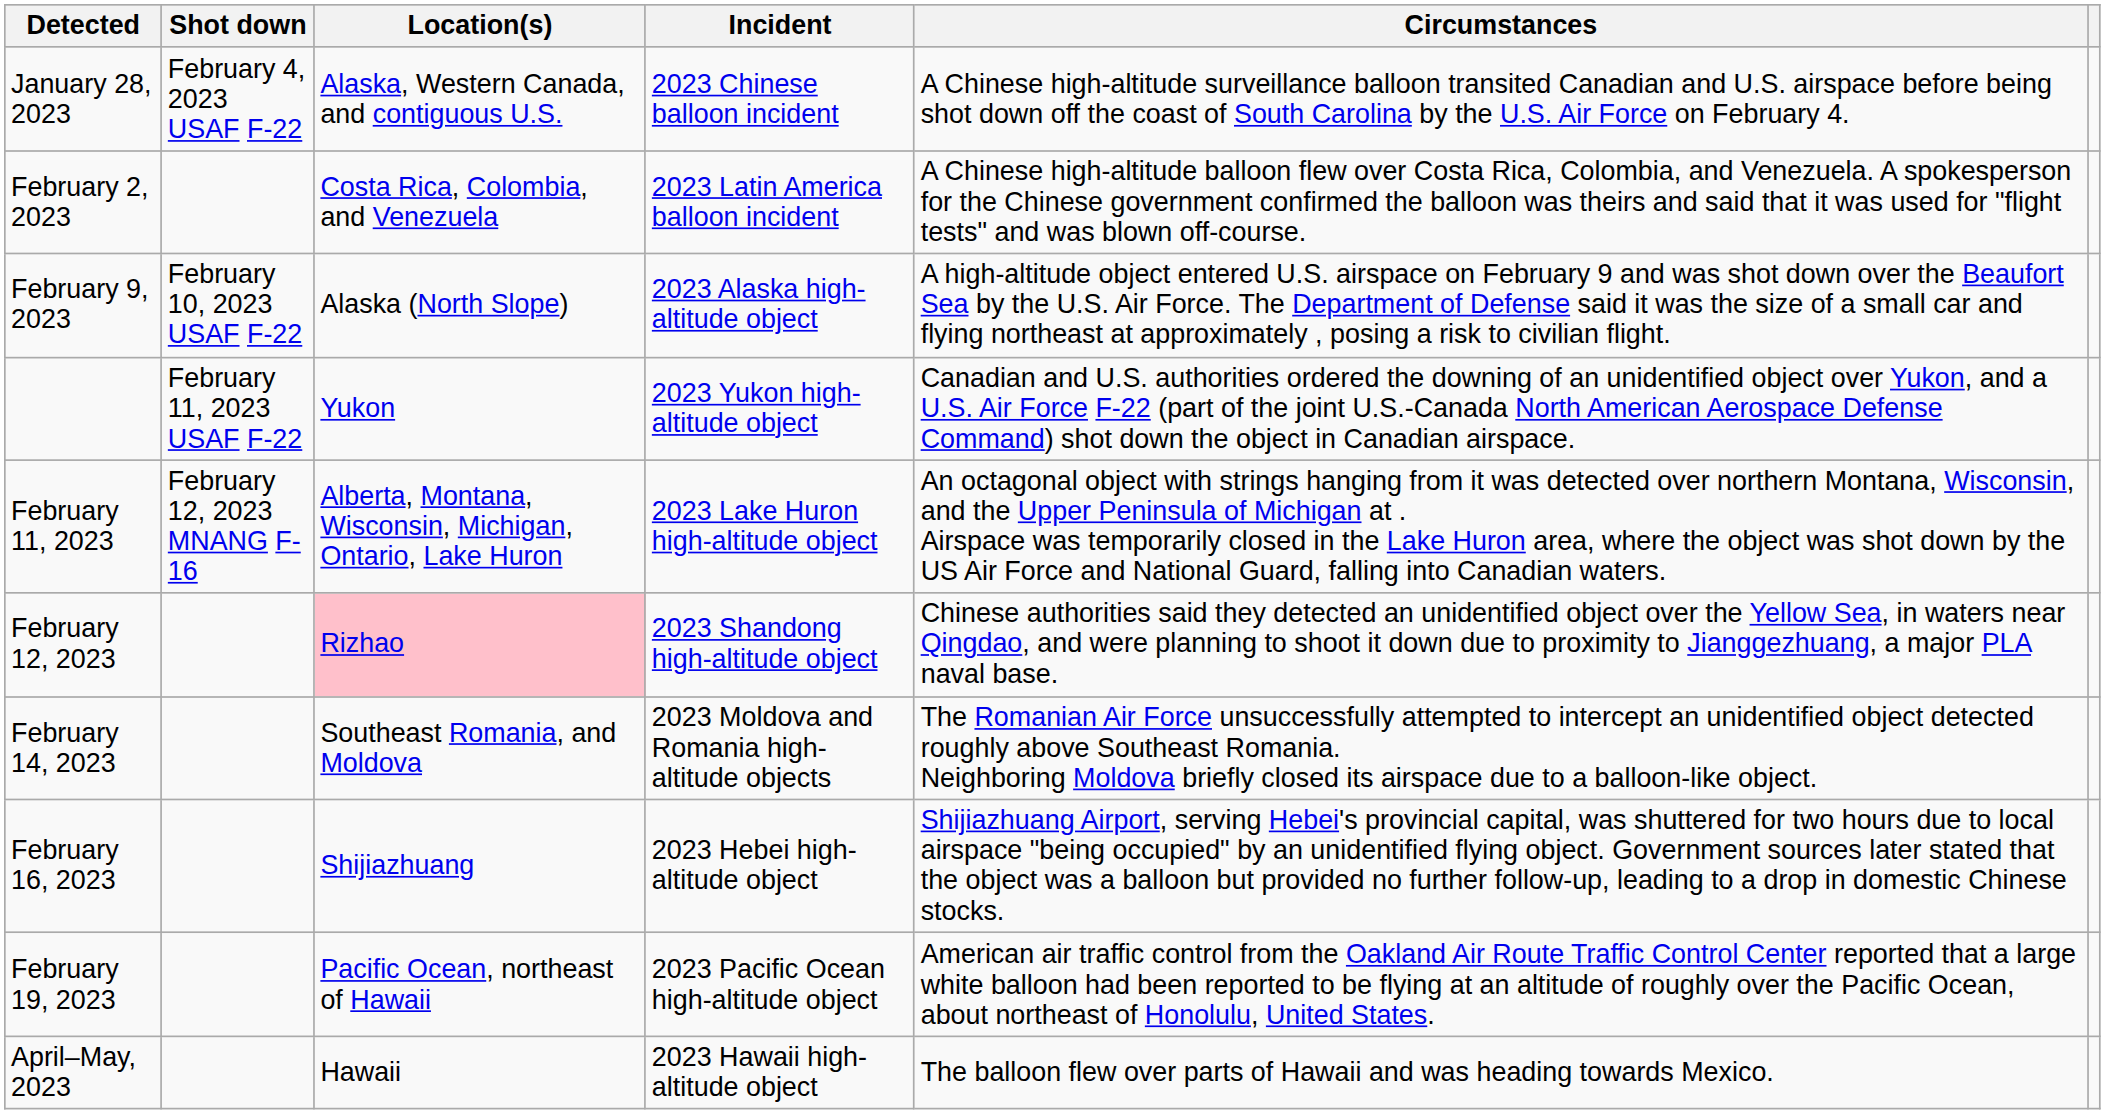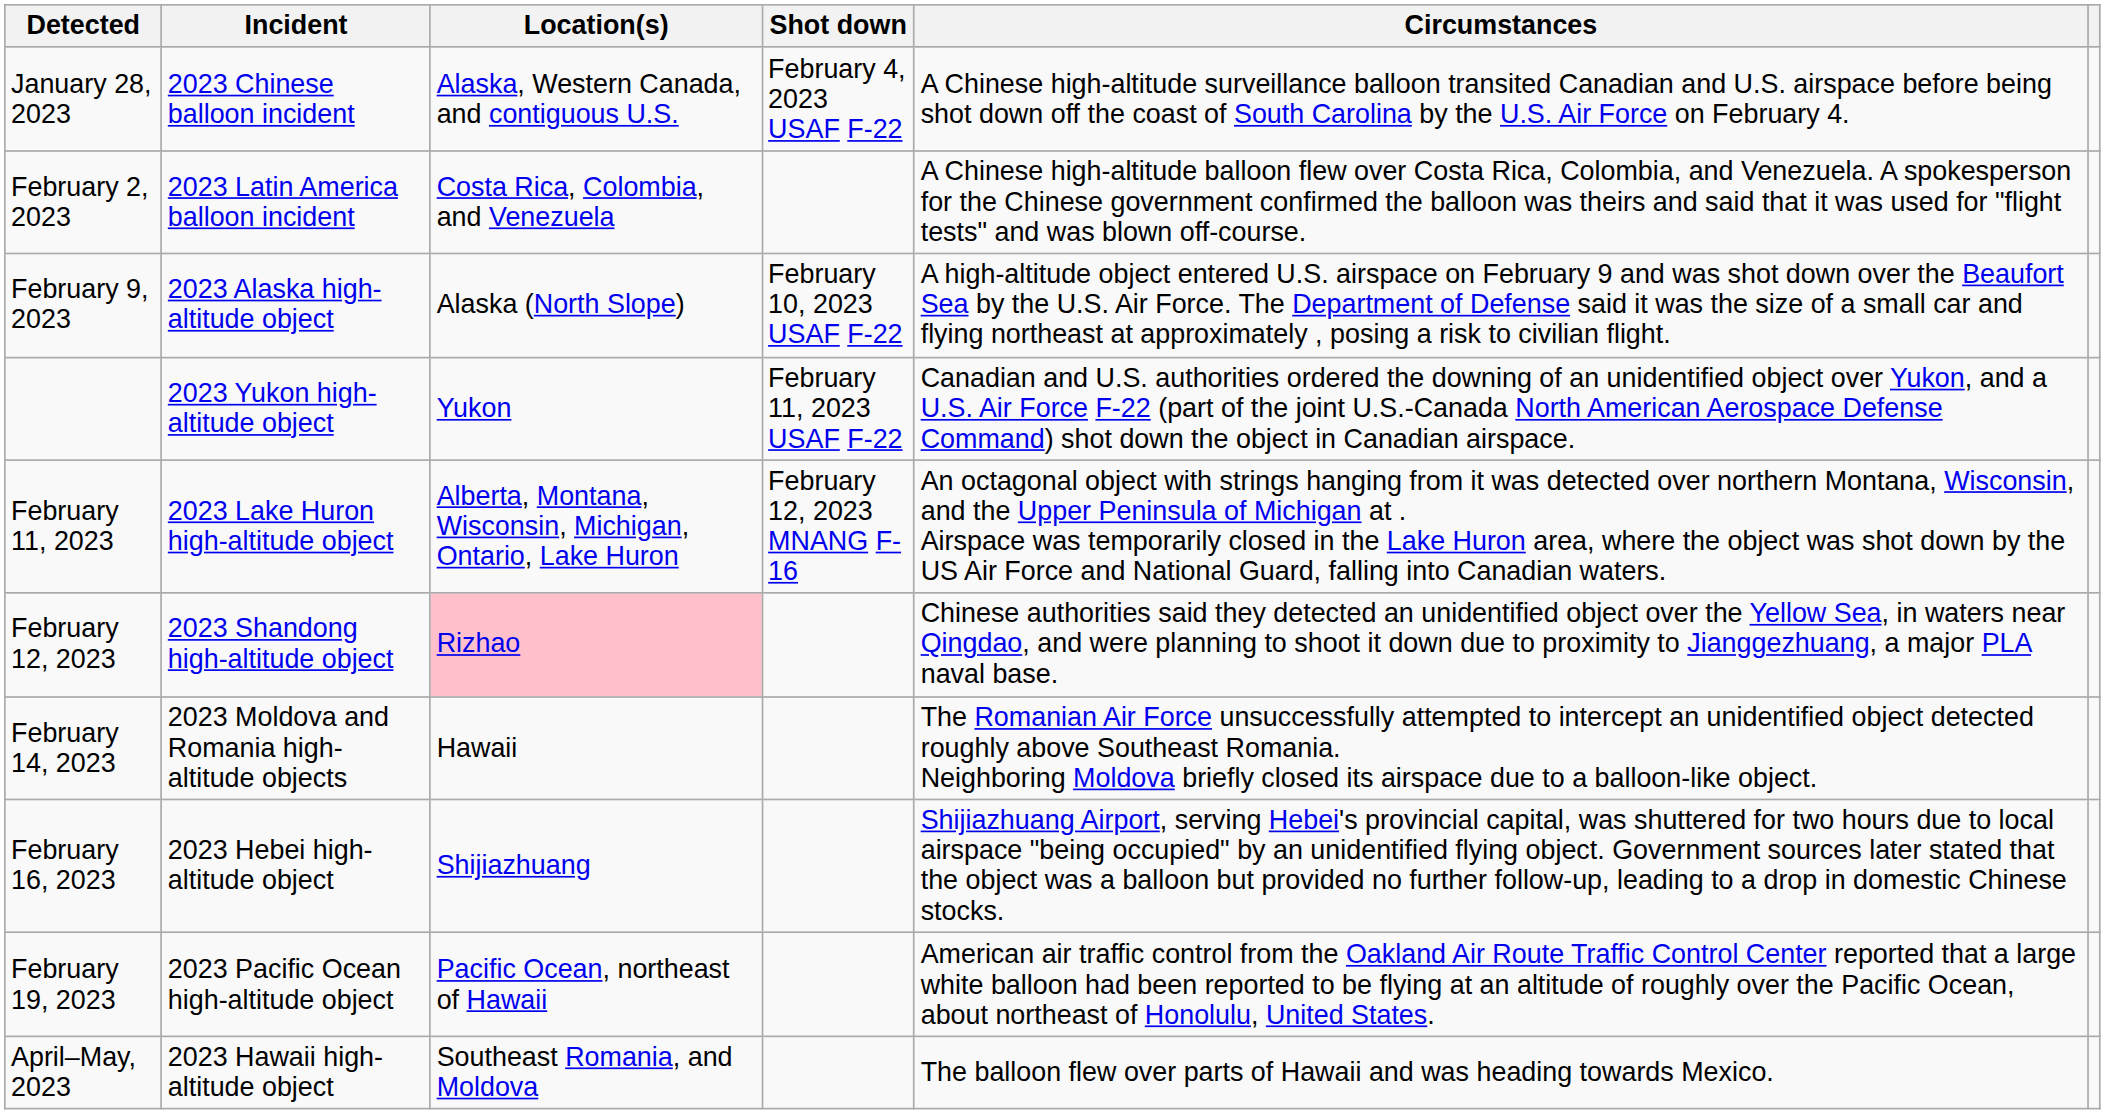columns swapped: (238, 25) <-> (780, 25)
(468, 747) Southeast Romania, and Moldova -> (477, 747) Hawaii
(361, 1072) Hawaii -> (585, 1072) Southeast Romania, and Moldova
